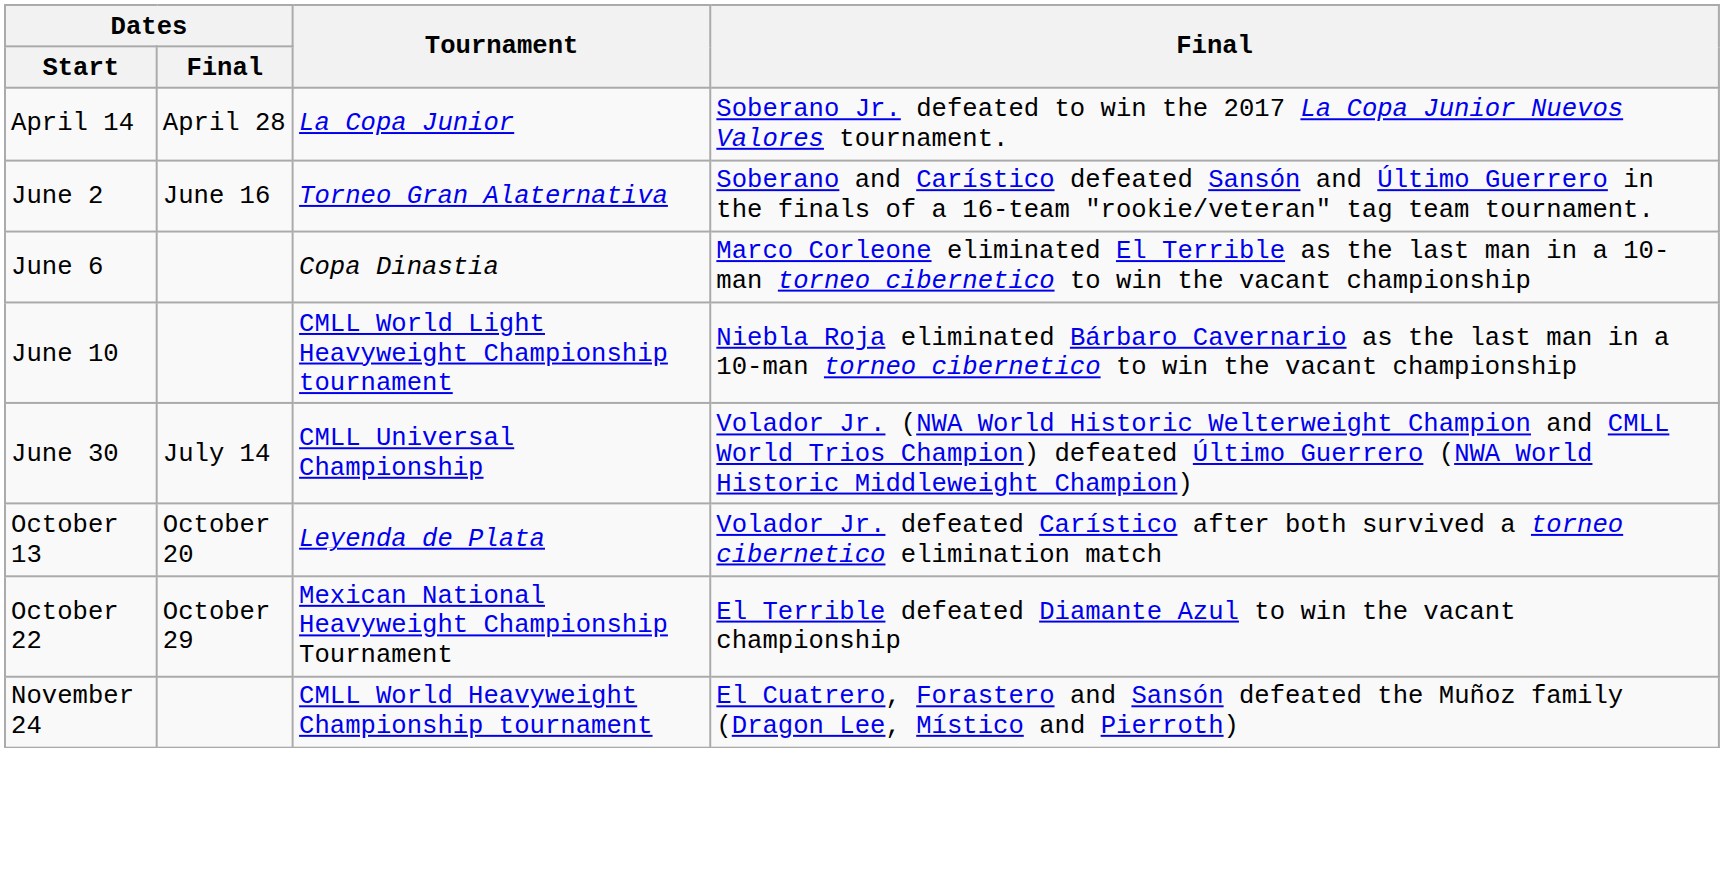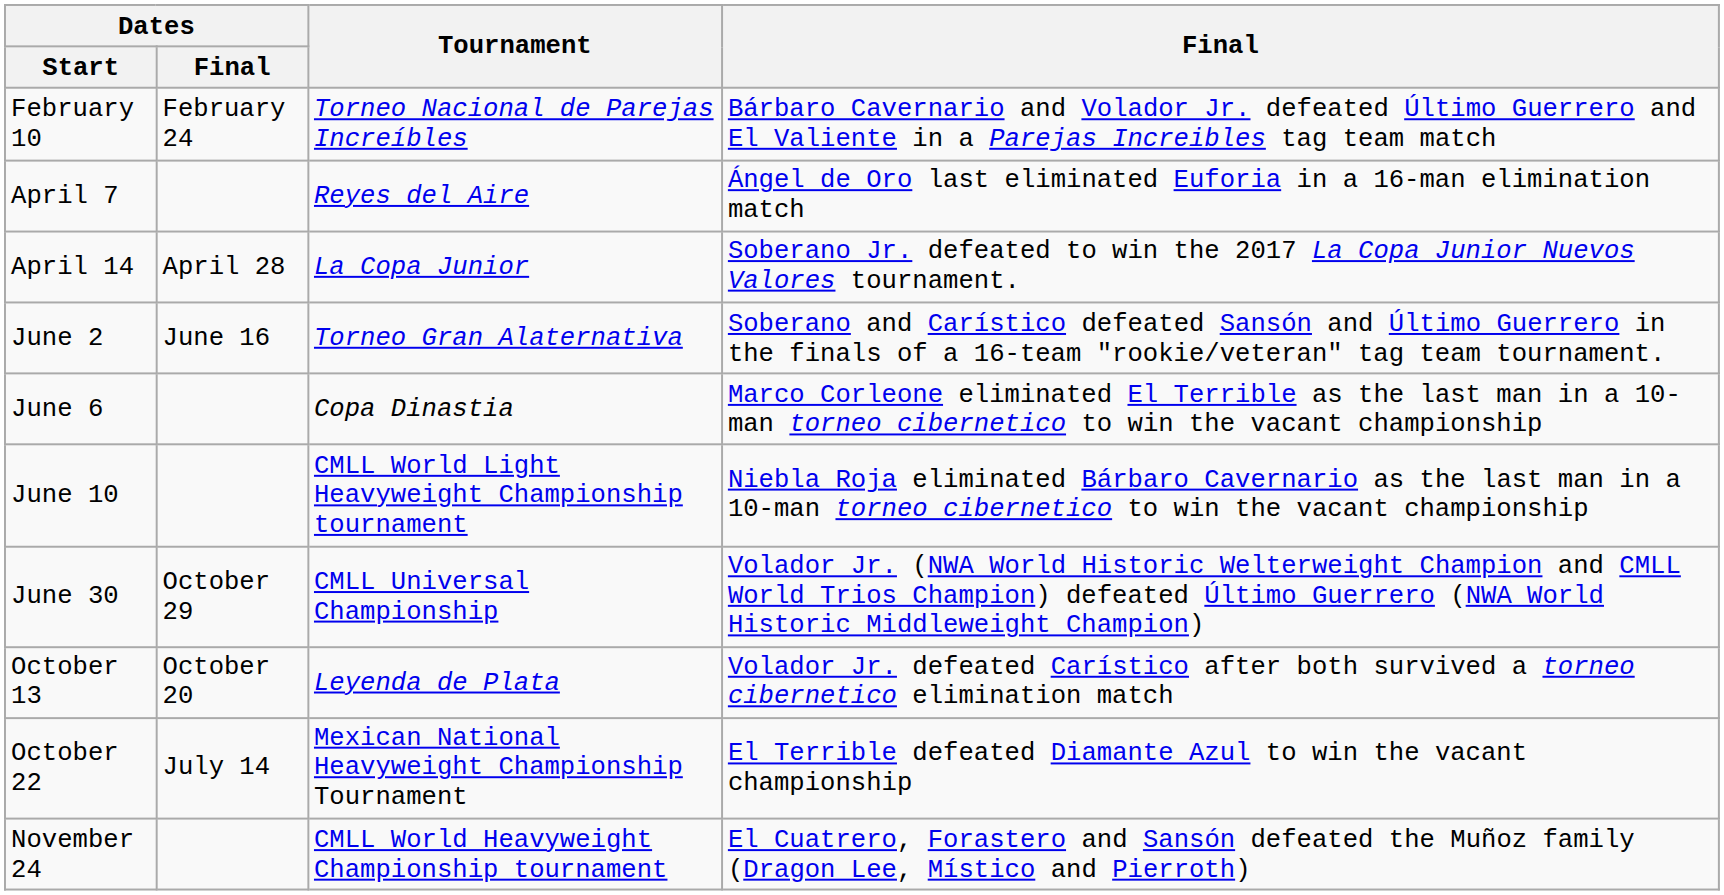+ row: (73, 124)
+ row: (65, 195)
(217, 454) July 14 -> (216, 596) October 29
(217, 626) October 29 -> (216, 768) July 14
